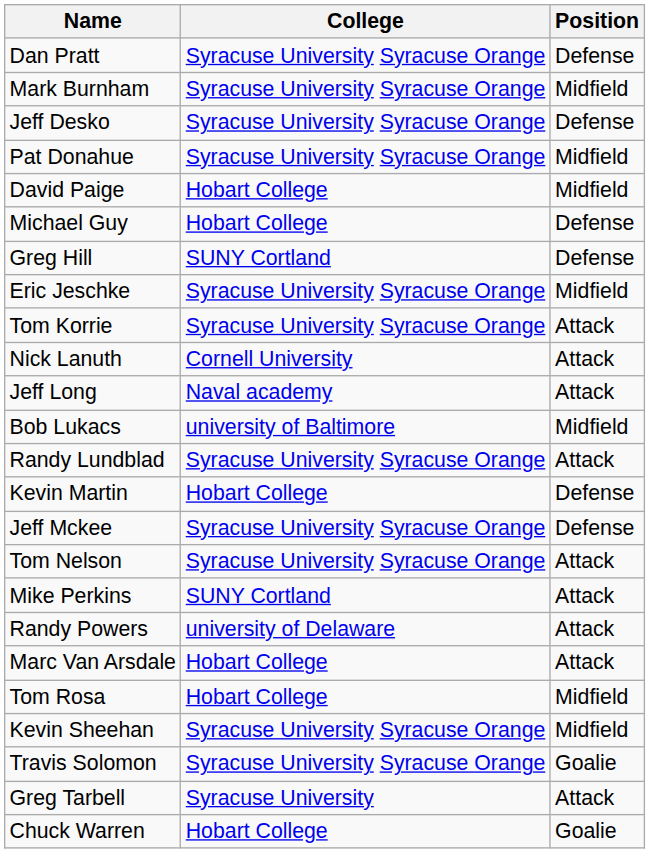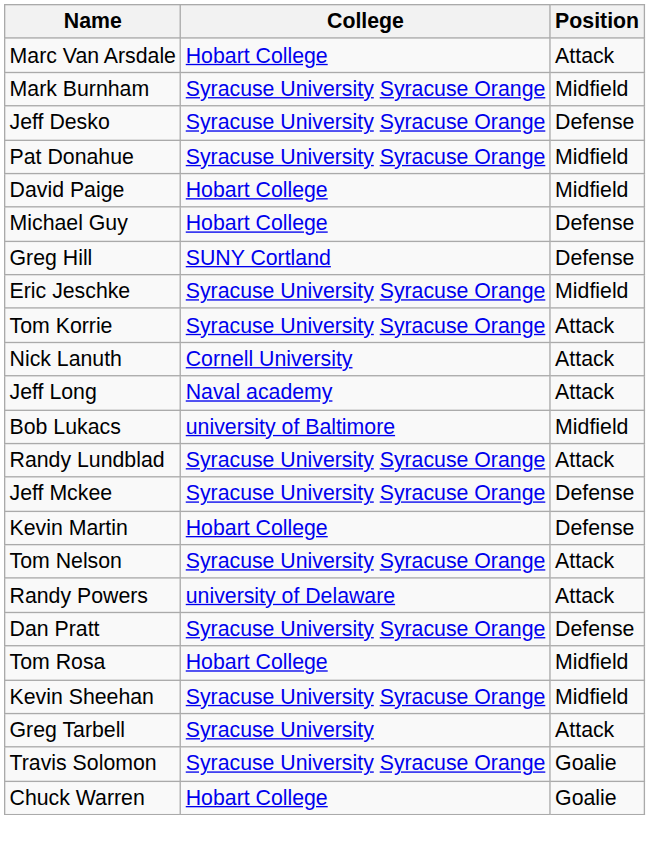rows swapped: (93, 662) <-> (55, 55)
rows swapped: (69, 493) <-> (61, 527)
- row: (70, 595)
rows swapped: (83, 763) <-> (67, 797)
